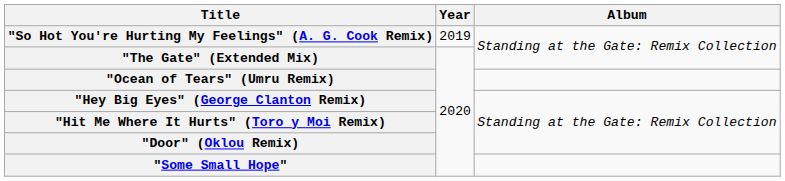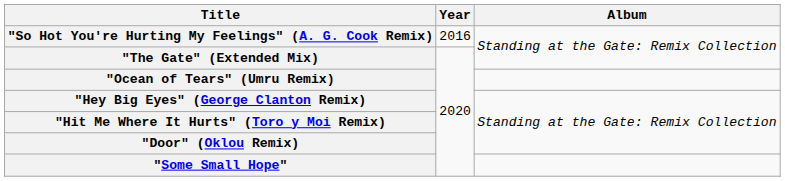(455, 37) 2019 -> (455, 37) 2016
